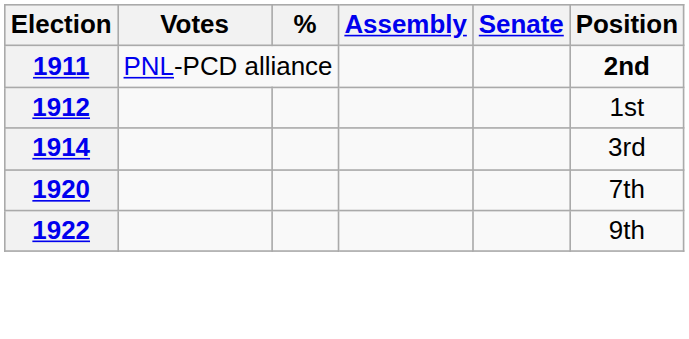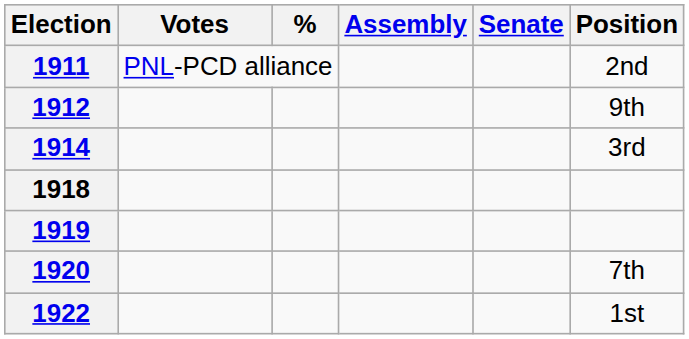(627, 66) bold -> (627, 66) normal
(627, 107) 1st -> (627, 107) 9th
+ row: (61, 189)
+ row: (61, 230)
(627, 230) 9th -> (627, 312) 1st
